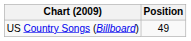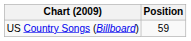(163, 28) 49 -> (163, 28) 59
